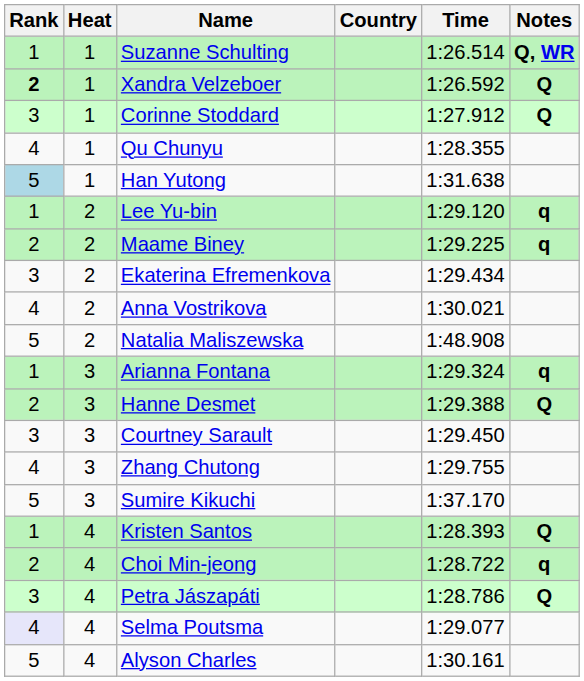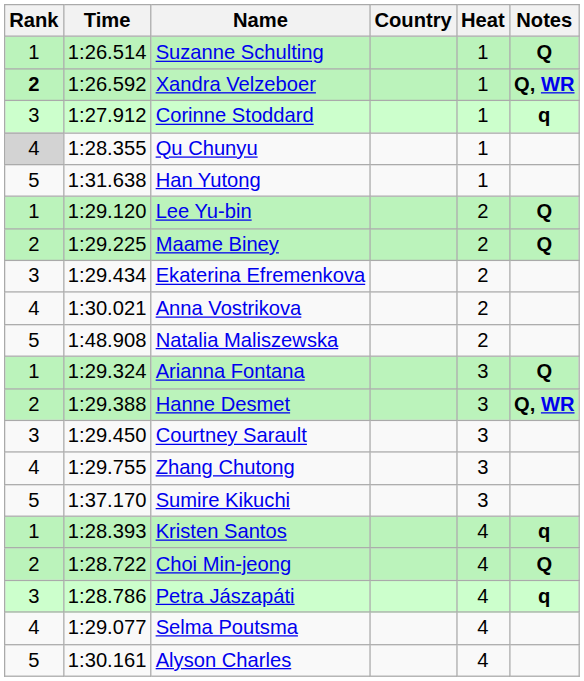columns swapped: (90, 20) <-> (466, 20)
(544, 52) Q, WR -> (544, 52) Q
(544, 84) Q -> (544, 84) Q, WR
(544, 116) Q -> (544, 116) q
(34, 148) no background -> (34, 148) lightgrey background
(34, 180) lightblue background -> (34, 180) no background
(544, 212) q -> (544, 212) Q
(544, 244) q -> (544, 244) Q
(544, 372) q -> (544, 372) Q
(544, 404) Q -> (544, 404) Q, WR
(544, 532) Q -> (544, 532) q
(544, 564) q -> (544, 564) Q
(544, 595) Q -> (544, 595) q
(34, 627) lavender background -> (34, 627) no background
